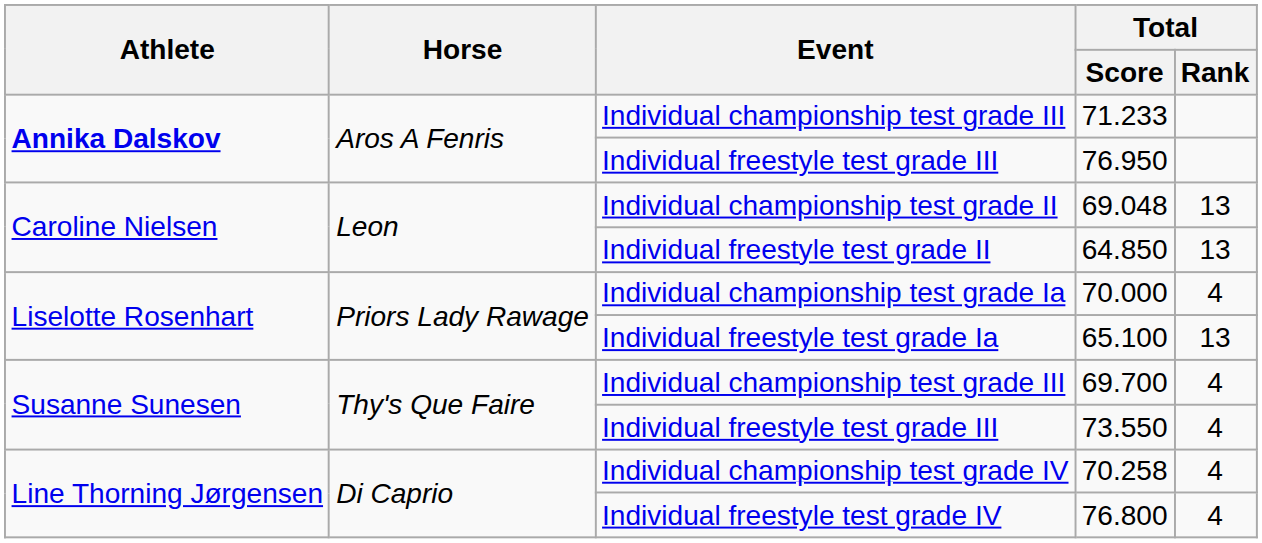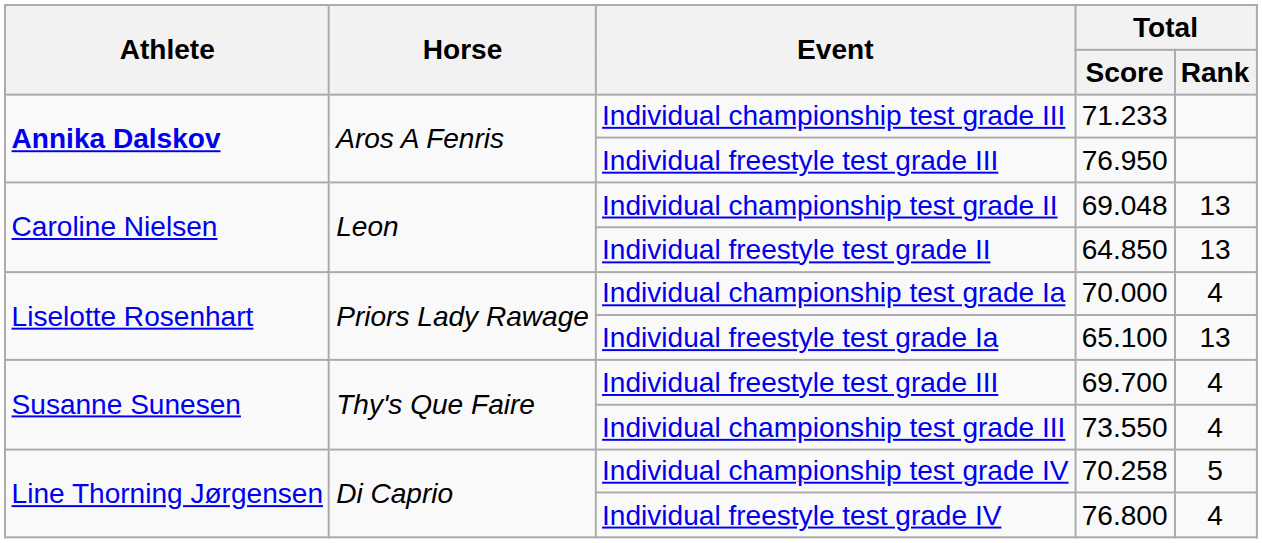(834, 382) Individual championship test grade III -> (800, 382) Individual freestyle test grade III
(800, 427) Individual freestyle test grade III -> (834, 427) Individual championship test grade III
(1215, 471) 4 -> (1215, 471) 5
